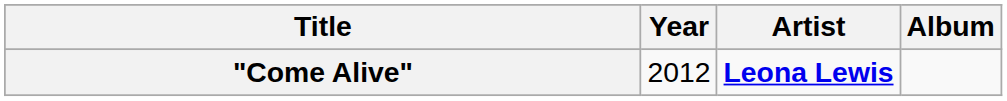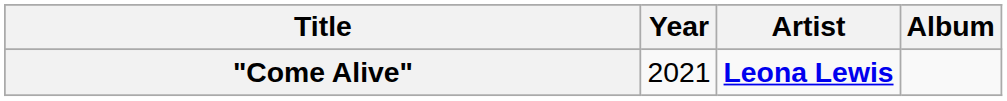(679, 71) 2012 -> (679, 71) 2021
